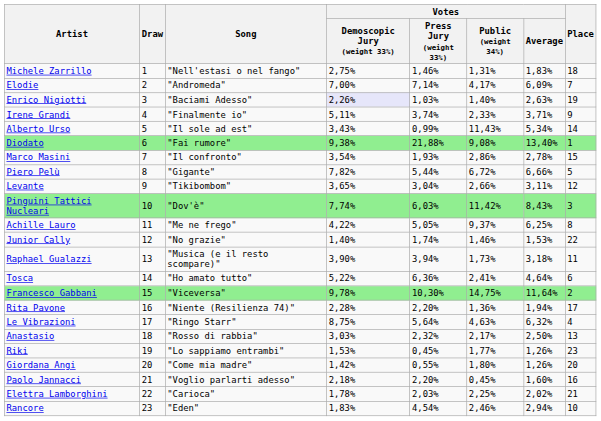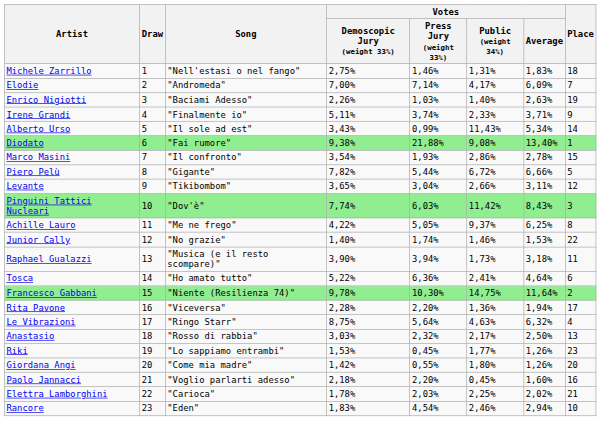(342, 100) lavender background -> (342, 100) no background
(197, 293) "Viceversa" -> (231, 293) "Niente (Resilienza 74)"
(231, 307) "Niente (Resilienza 74)" -> (197, 307) "Viceversa"
